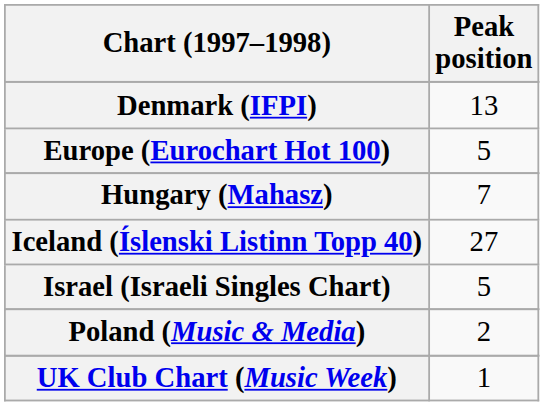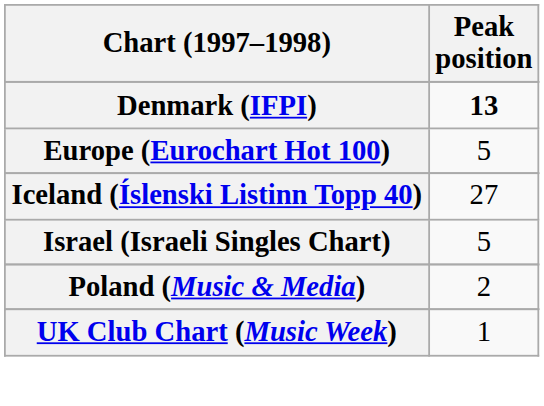(484, 104) normal -> (484, 104) bold
- row: (217, 195)
